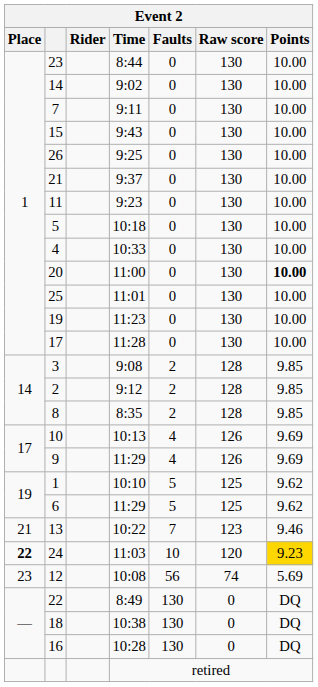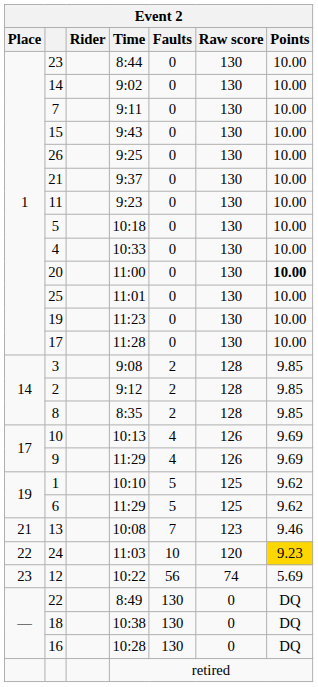(129, 529) 10:22 -> (129, 529) 10:08
(25, 553) bold -> (25, 553) normal
(129, 576) 10:08 -> (129, 576) 10:22
